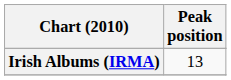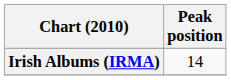(195, 61) 13 -> (195, 61) 14
